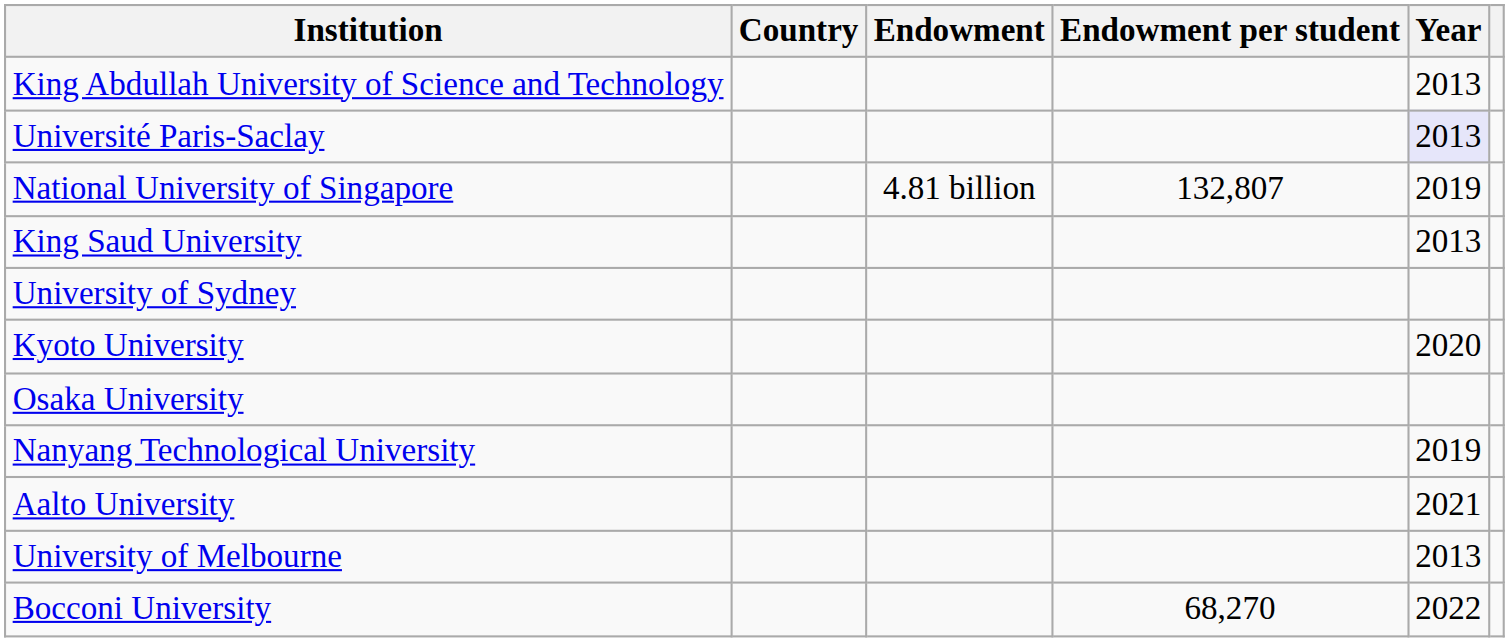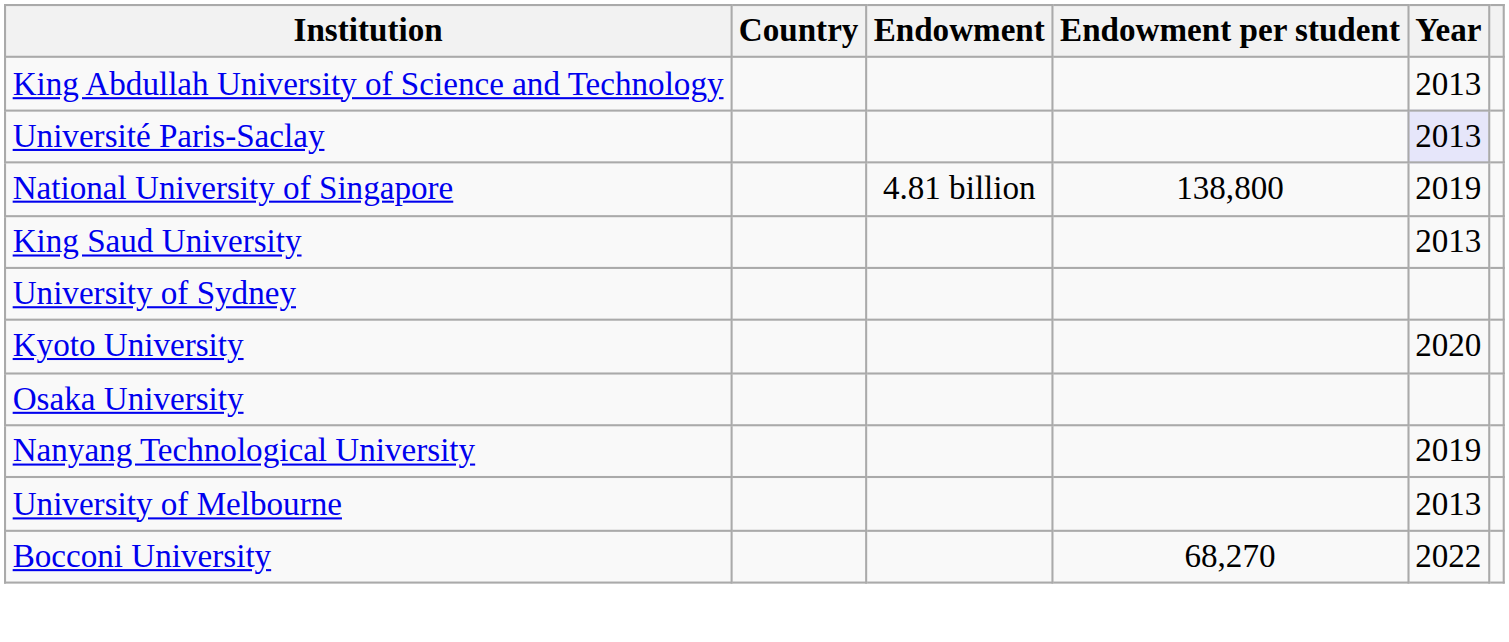(1230, 188) 132,807 -> (1230, 188) 138,800
- row: (124, 503)
